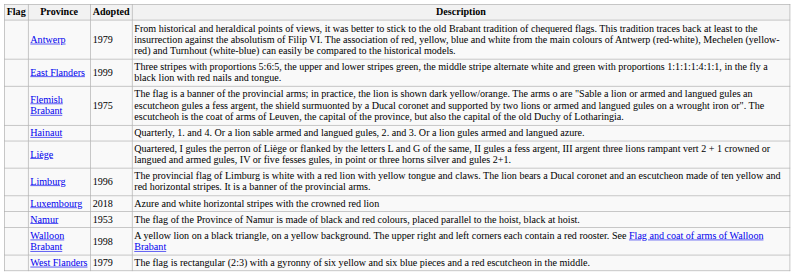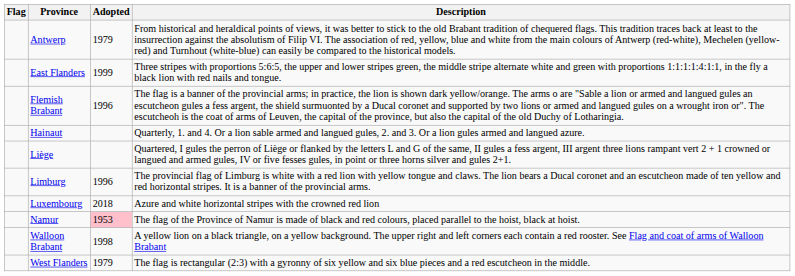(103, 105) 1975 -> (103, 105) 1996
(103, 219) no background -> (103, 219) pink background
